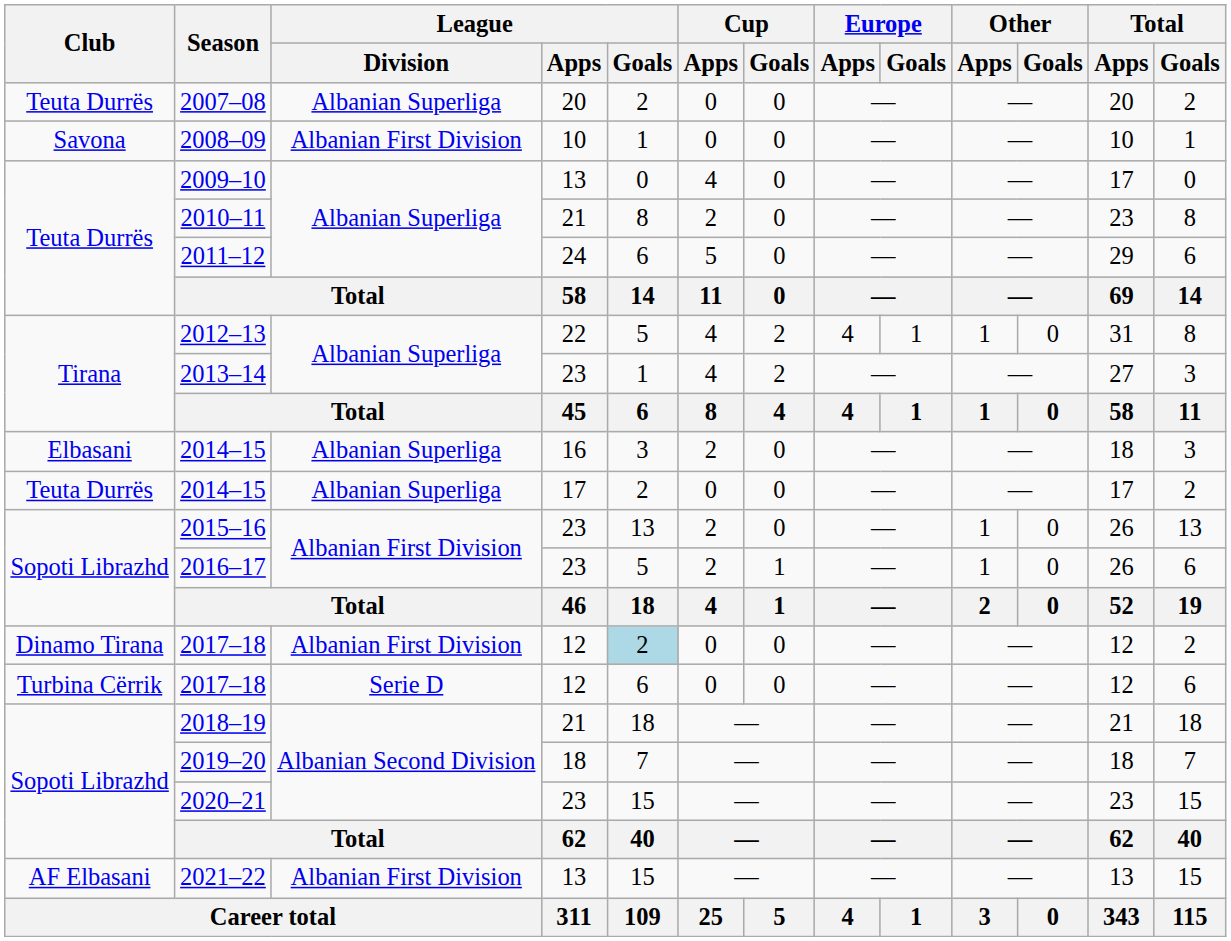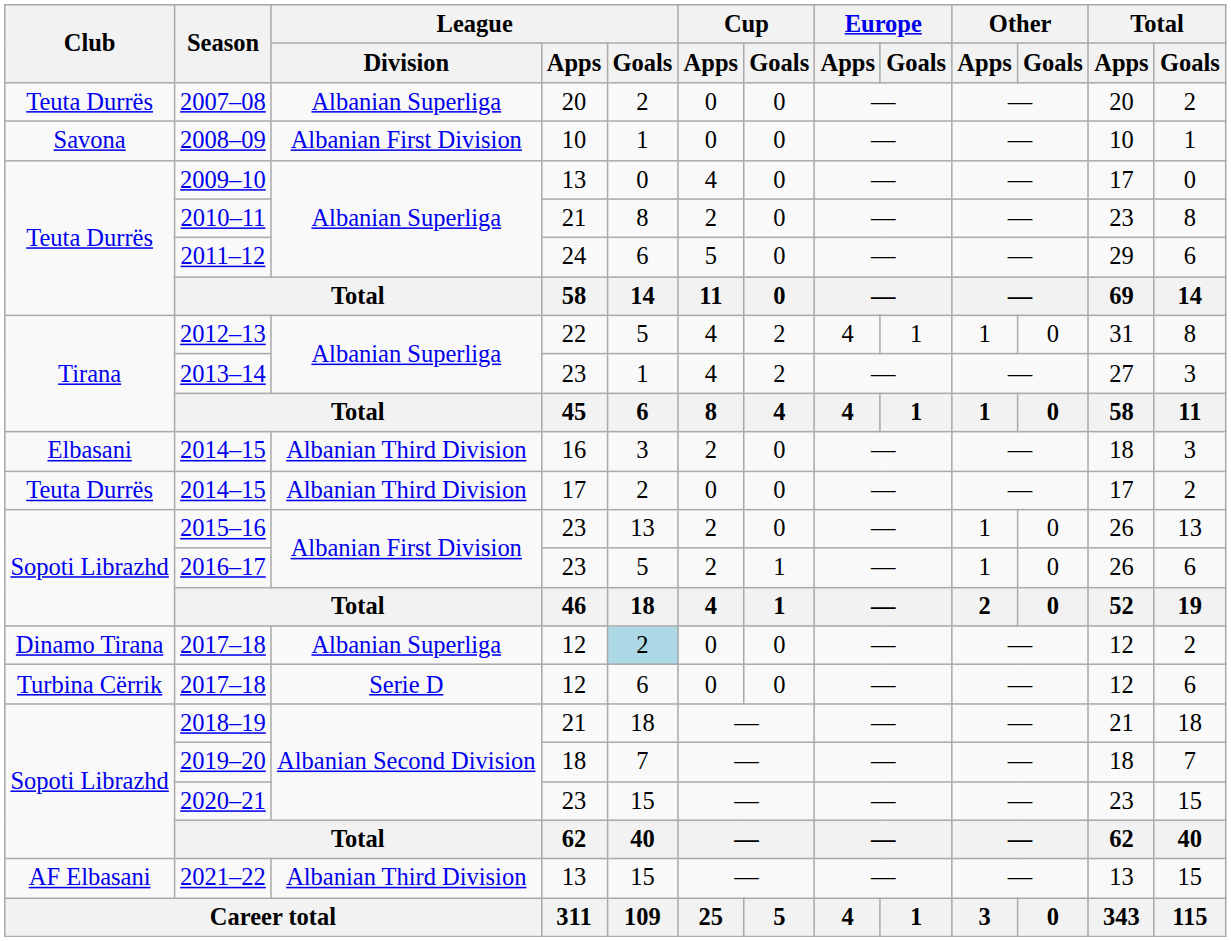(406, 450) Albanian Superliga -> (406, 450) Albanian Third Division
(406, 489) Albanian Superliga -> (406, 489) Albanian Third Division
(406, 645) Albanian First Division -> (406, 645) Albanian Superliga
(406, 878) Albanian First Division -> (406, 878) Albanian Third Division
